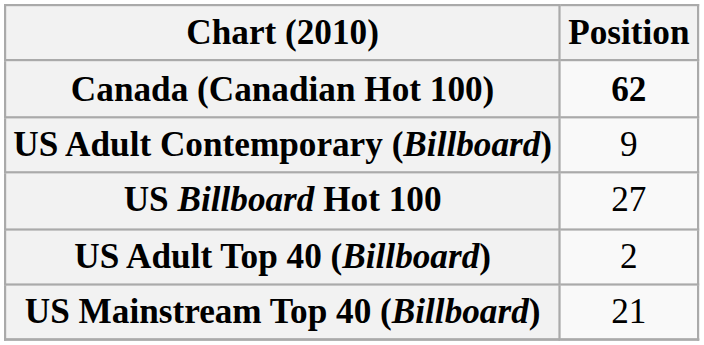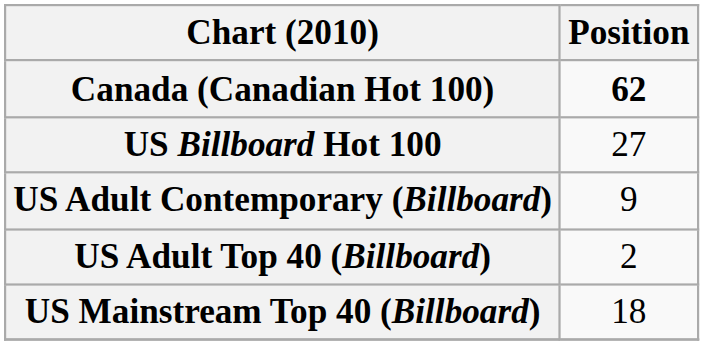rows swapped: (283, 199) <-> (283, 144)
(629, 311) 21 -> (629, 311) 18
